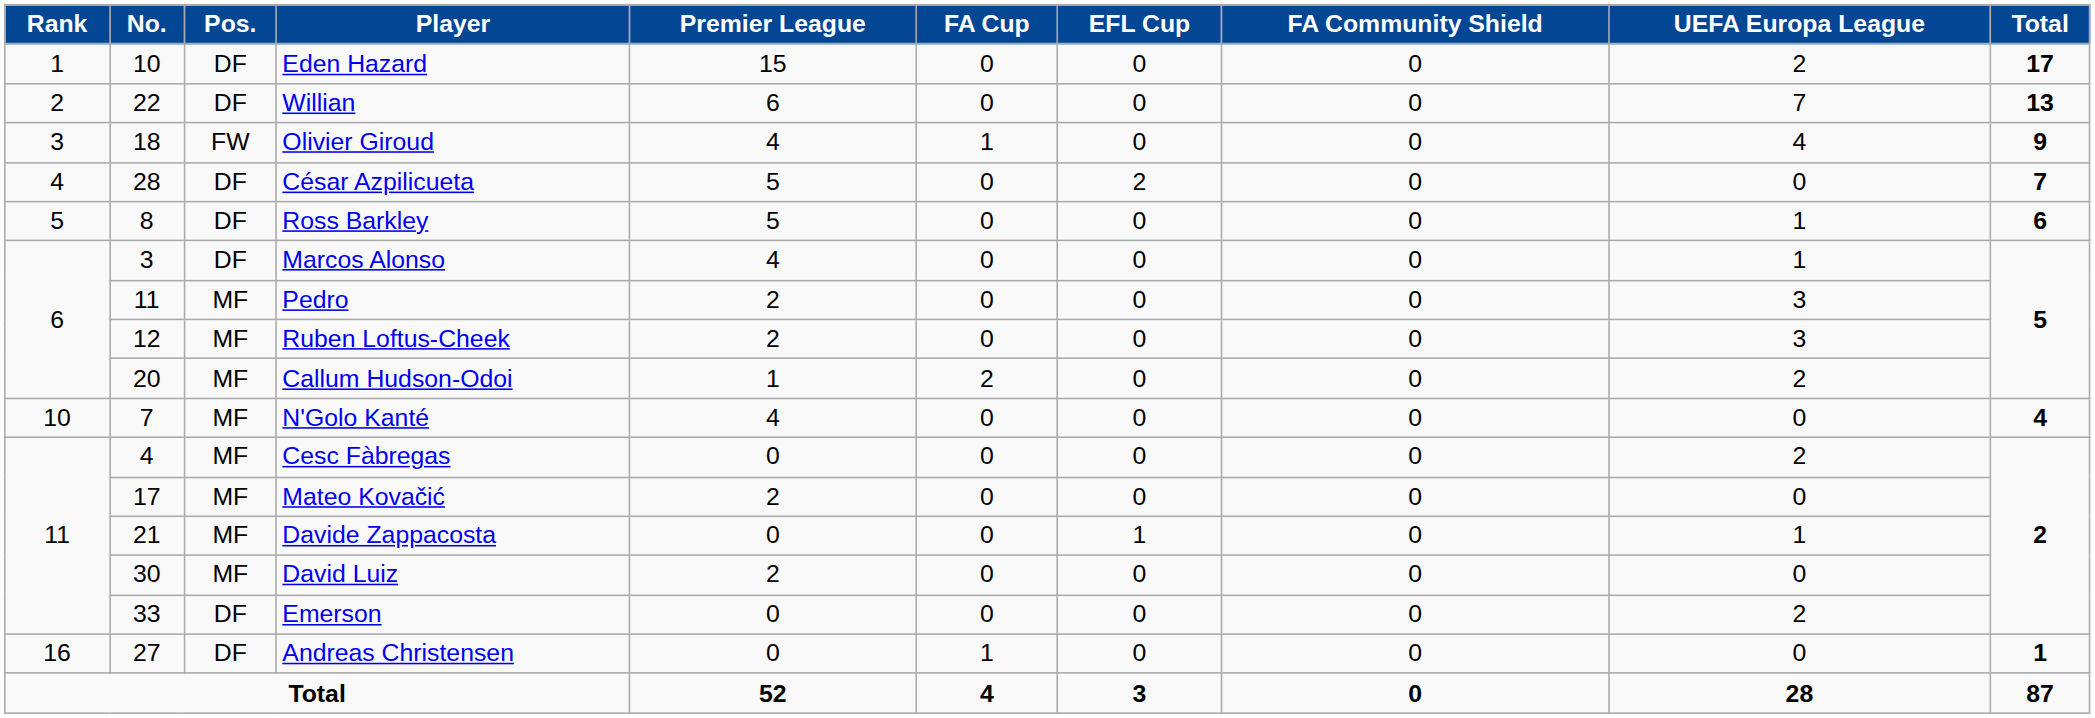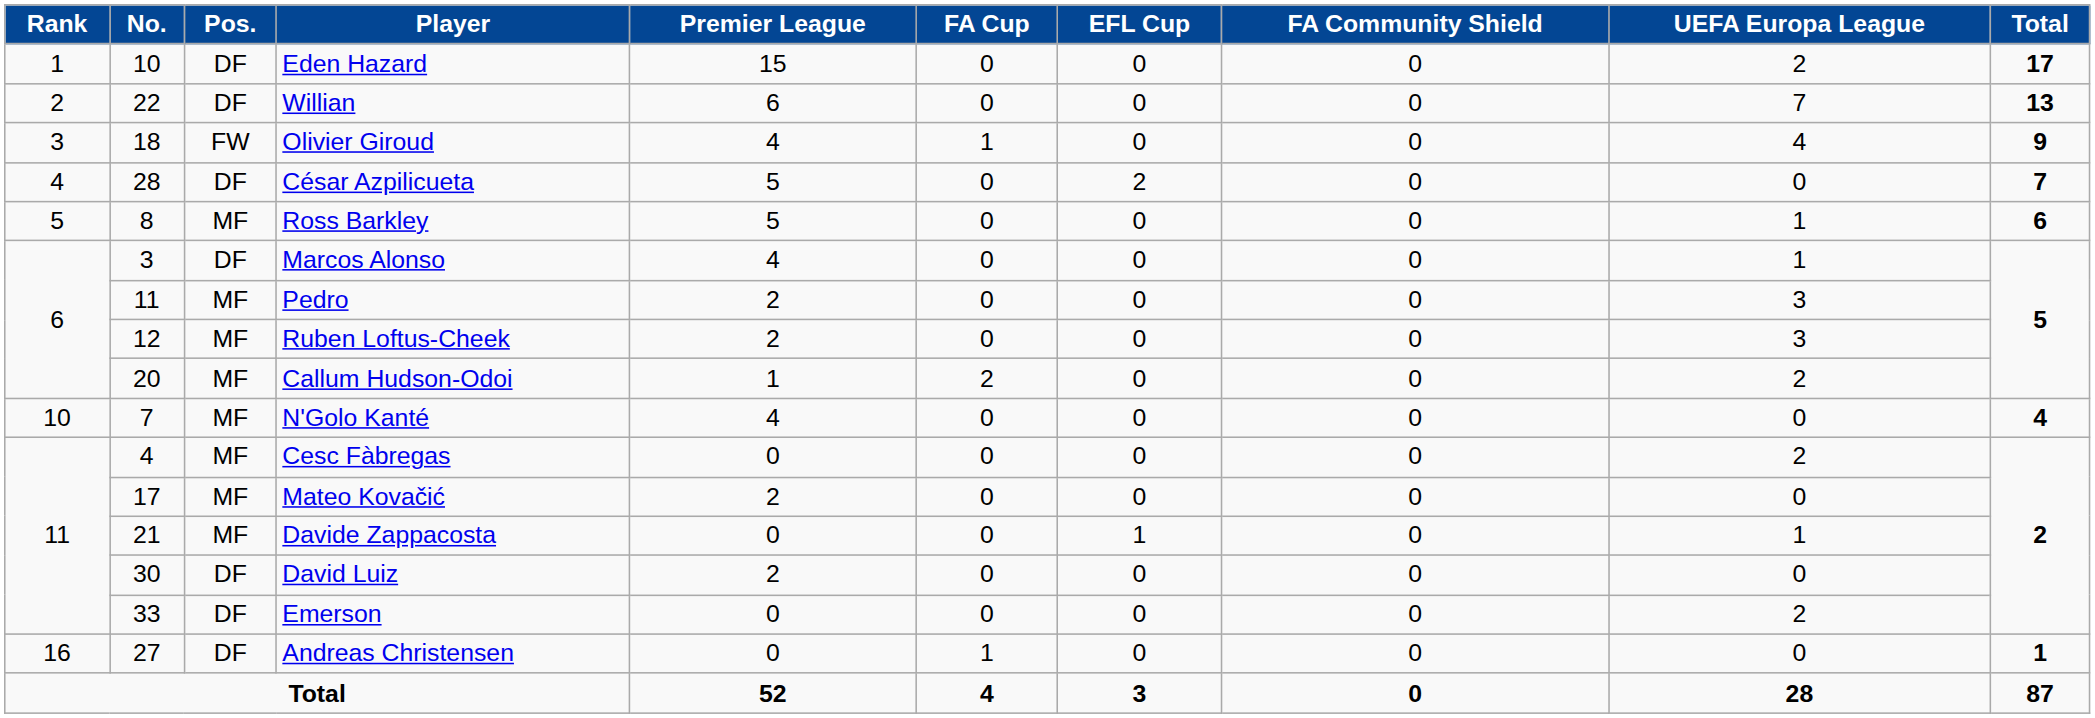(230, 220) DF -> (230, 220) MF
(230, 574) MF -> (230, 574) DF
